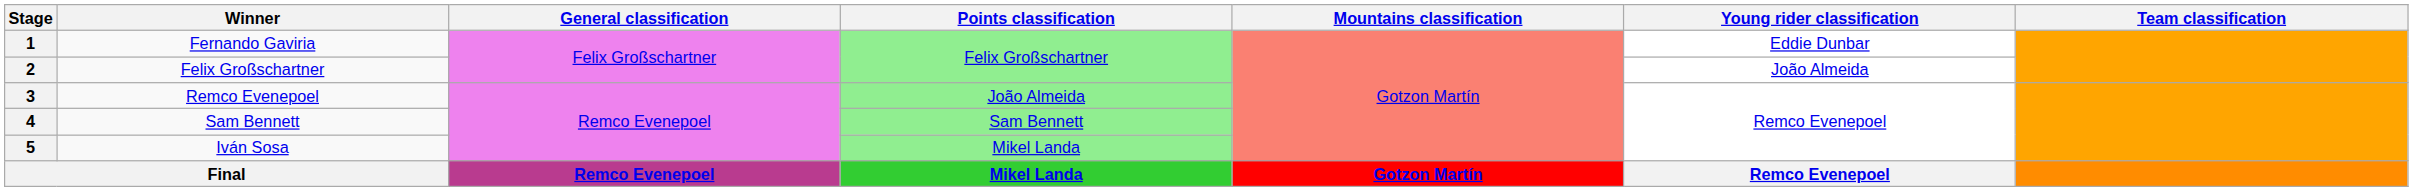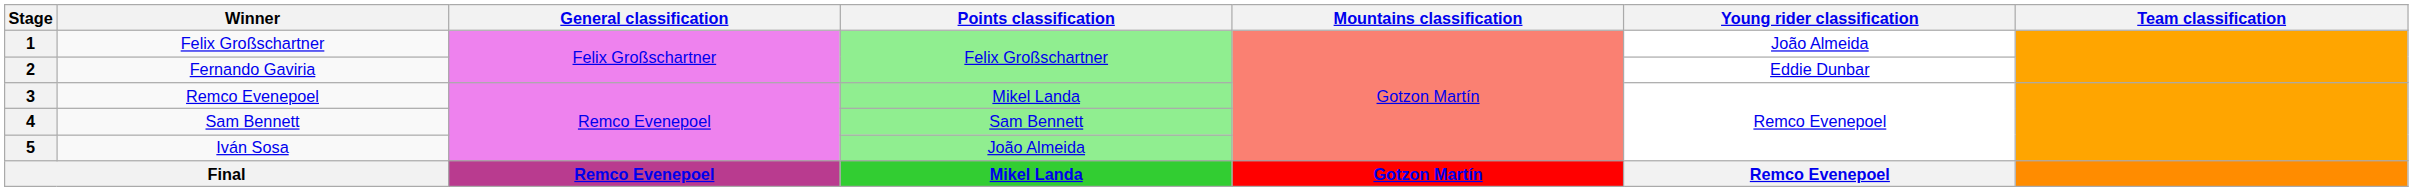(253, 44) Fernando Gaviria -> (253, 44) Felix Großschartner
(1820, 44) Eddie Dunbar -> (1820, 44) João Almeida
(253, 70) Felix Großschartner -> (253, 70) Fernando Gaviria
(1820, 70) João Almeida -> (1820, 70) Eddie Dunbar
(1036, 96) João Almeida -> (1036, 96) Mikel Landa
(1036, 148) Mikel Landa -> (1036, 148) João Almeida
